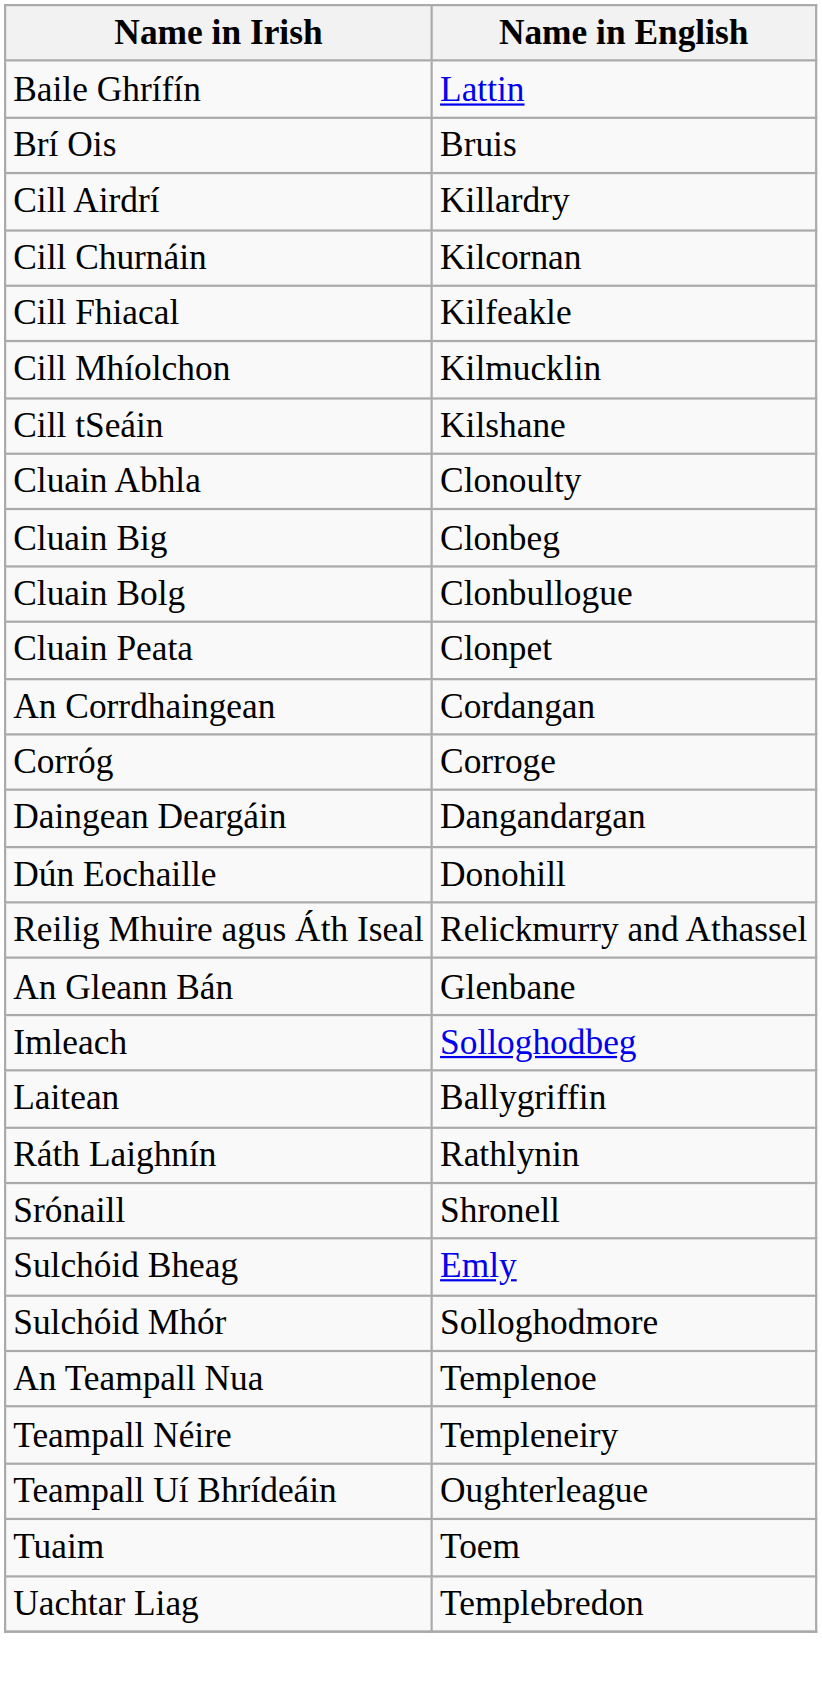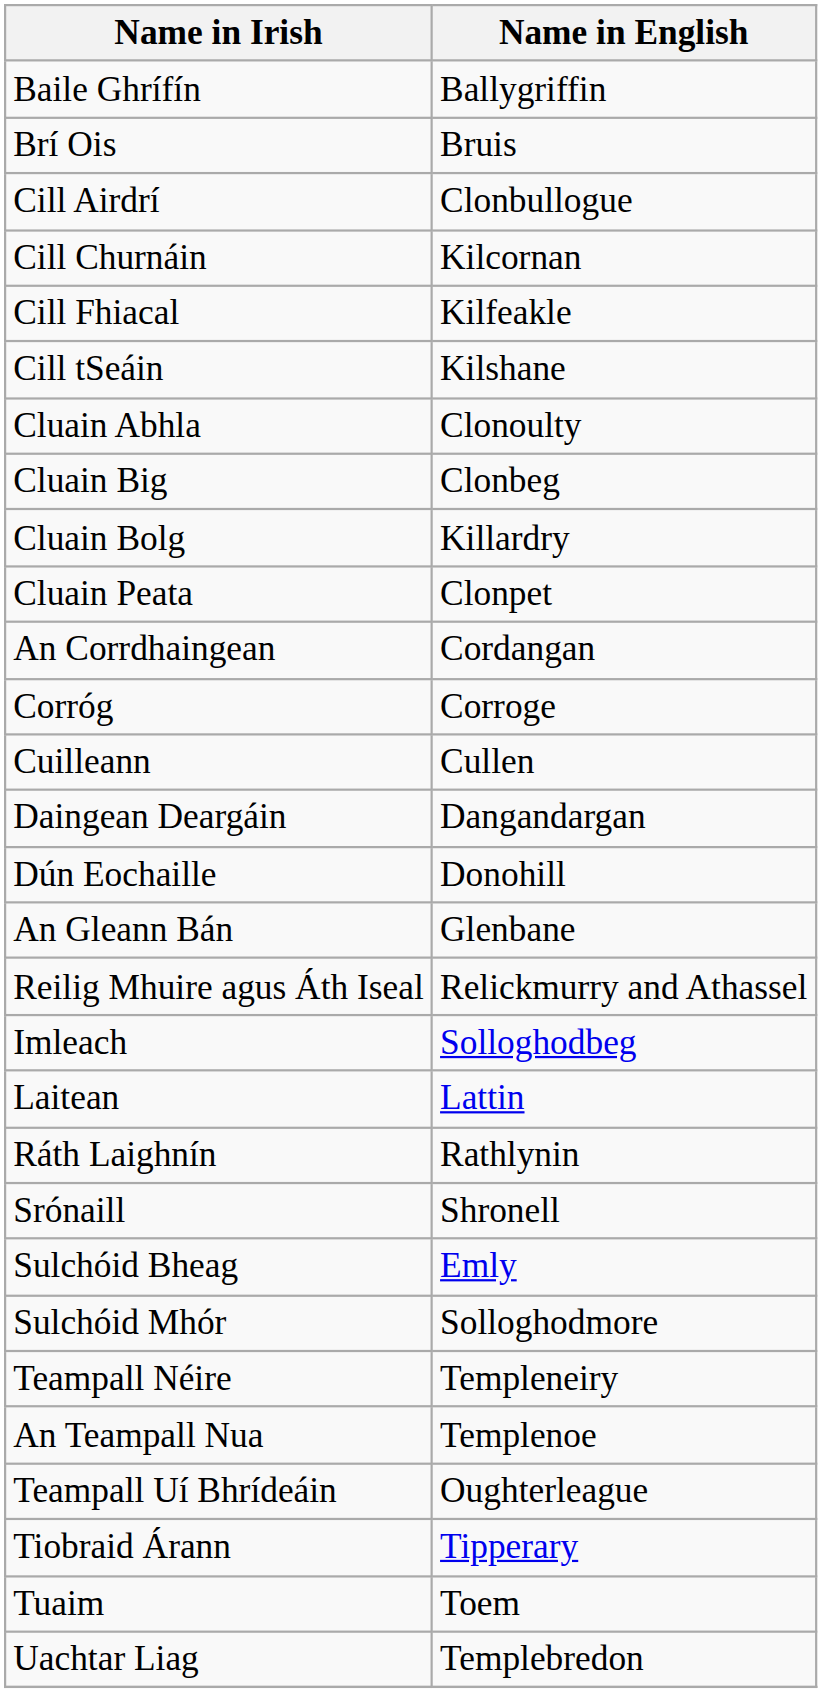(482, 88) Lattin -> (523, 88) Ballygriffin
(505, 200) Killardry -> (536, 200) Clonbullogue
- row: (122, 369)
(536, 593) Clonbullogue -> (505, 537) Killardry
+ row: (82, 761)
rows swapped: (219, 929) <-> (123, 985)
(523, 1098) Ballygriffin -> (482, 1098) Lattin
rows swapped: (122, 1434) <-> (138, 1378)
+ row: (122, 1546)
